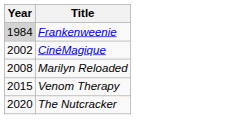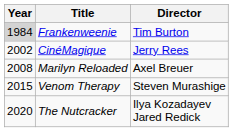+ column: (179, 13)
